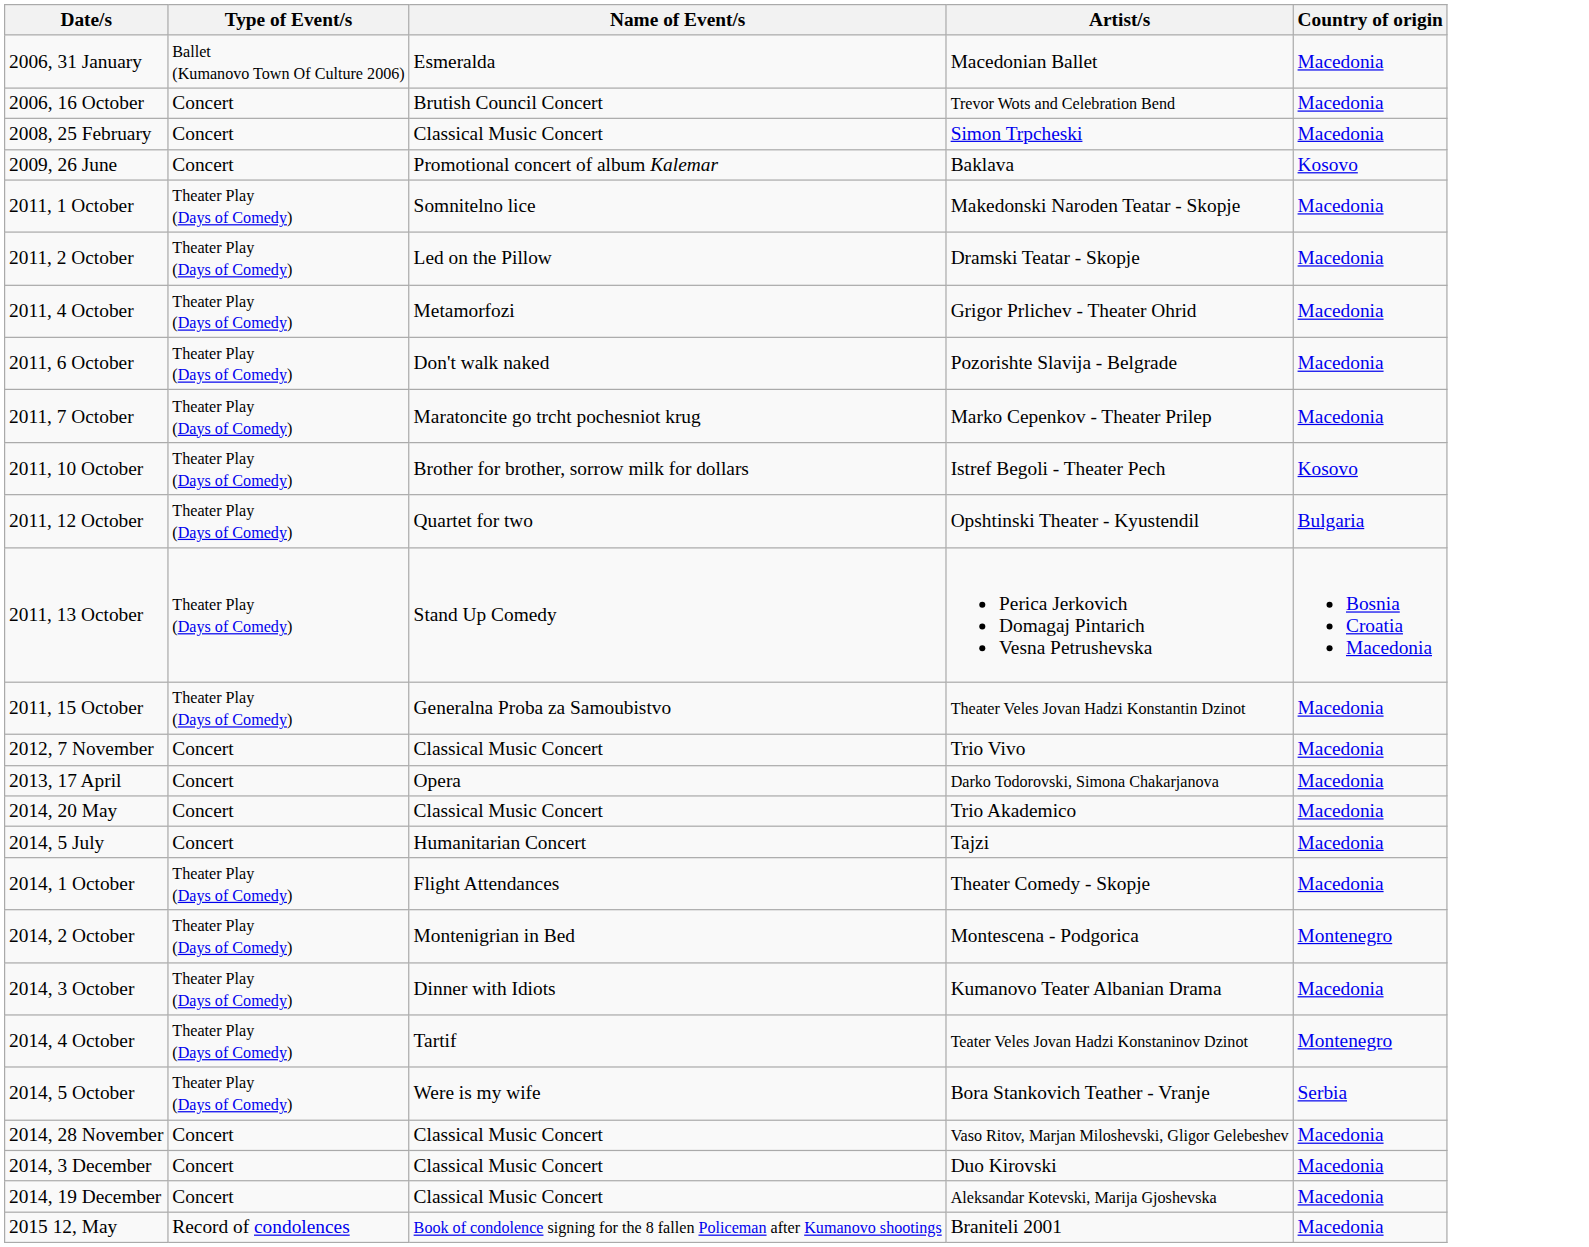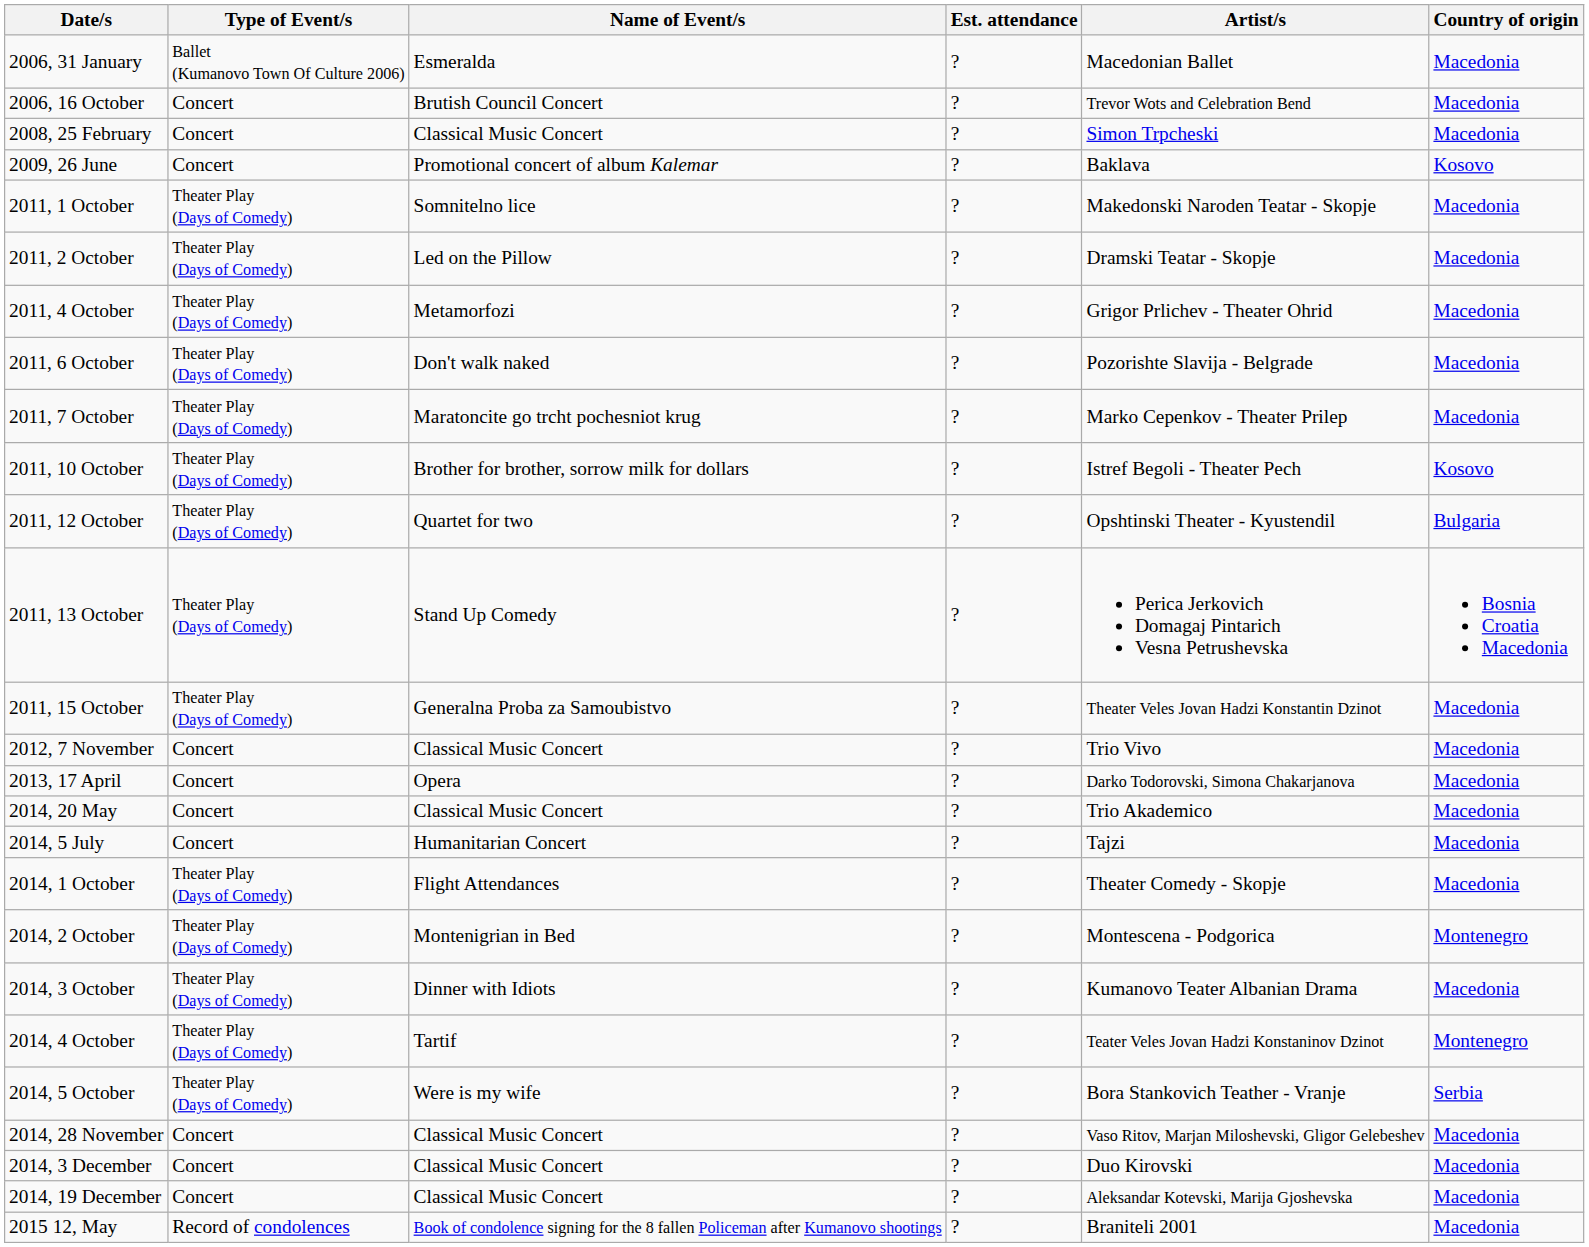+ column: (1014, 19)
